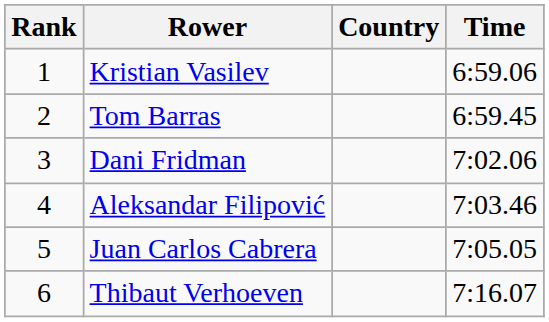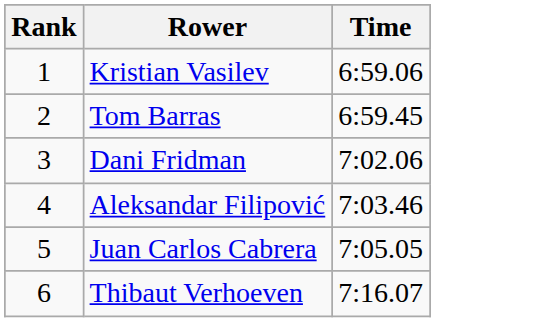- column: (389, 26)
